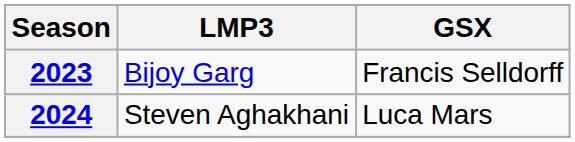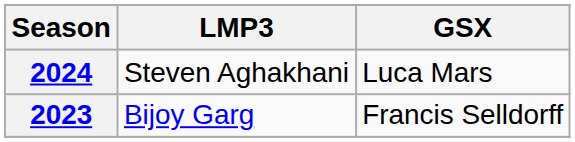rows swapped: (61, 72) <-> (61, 116)
